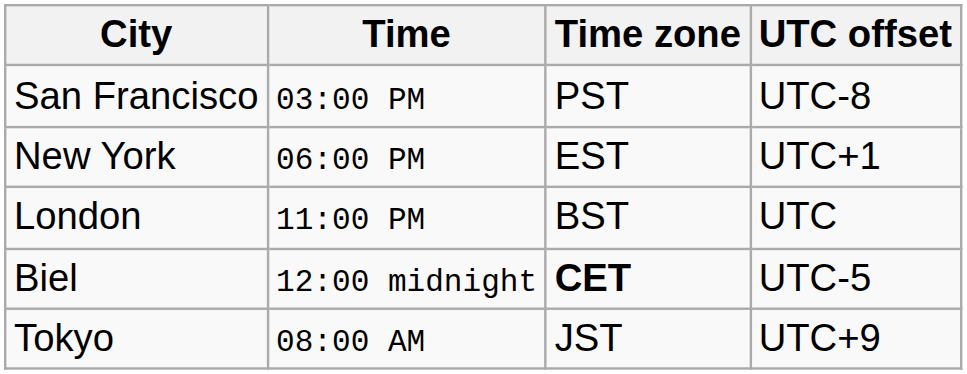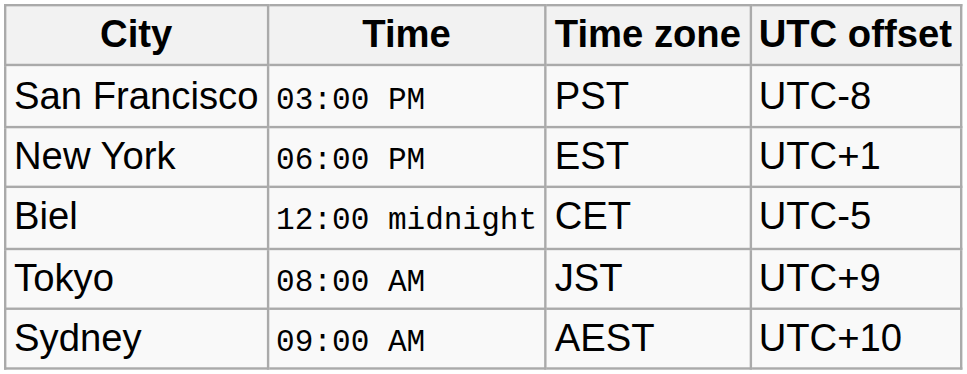- row: (78, 216)
(593, 277) bold -> (593, 216) normal
+ row: (78, 338)
